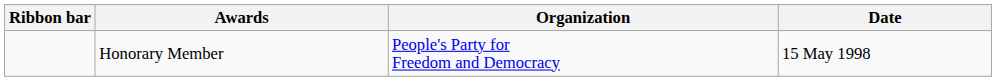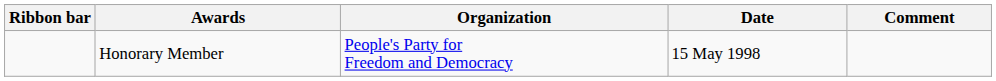+ column: (919, 17)
